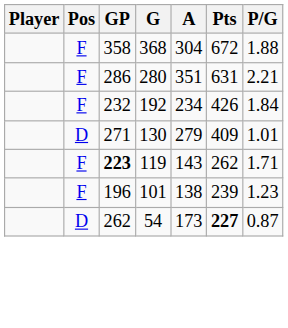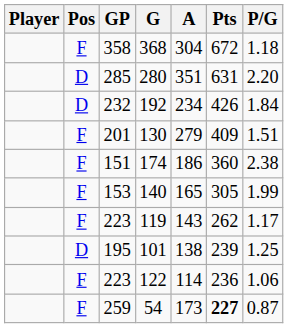(263, 47) 1.88 -> (263, 47) 1.18
(82, 76) F -> (82, 76) D
(117, 76) 286 -> (117, 76) 285
(263, 76) 2.21 -> (263, 76) 2.20
(82, 105) F -> (82, 105) D
(82, 134) D -> (82, 134) F
(117, 134) 271 -> (117, 134) 201
(263, 134) 1.01 -> (263, 134) 1.51
+ row: (153, 163)
+ row: (153, 192)
(117, 163) bold -> (117, 221) normal
(263, 163) 1.71 -> (263, 221) 1.17
(82, 192) F -> (82, 250) D
(117, 192) 196 -> (117, 250) 195
(263, 192) 1.23 -> (263, 250) 1.25
+ row: (153, 279)
(82, 221) D -> (82, 308) F
(117, 221) 262 -> (117, 308) 259
